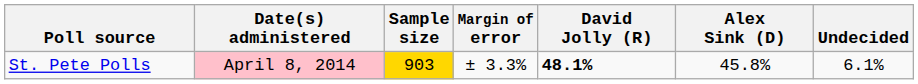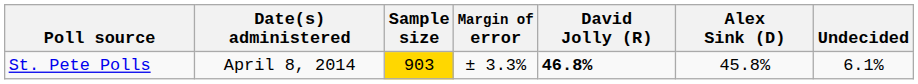(290, 65) pink background -> (290, 65) no background
(567, 65) 48.1% -> (567, 65) 46.8%
